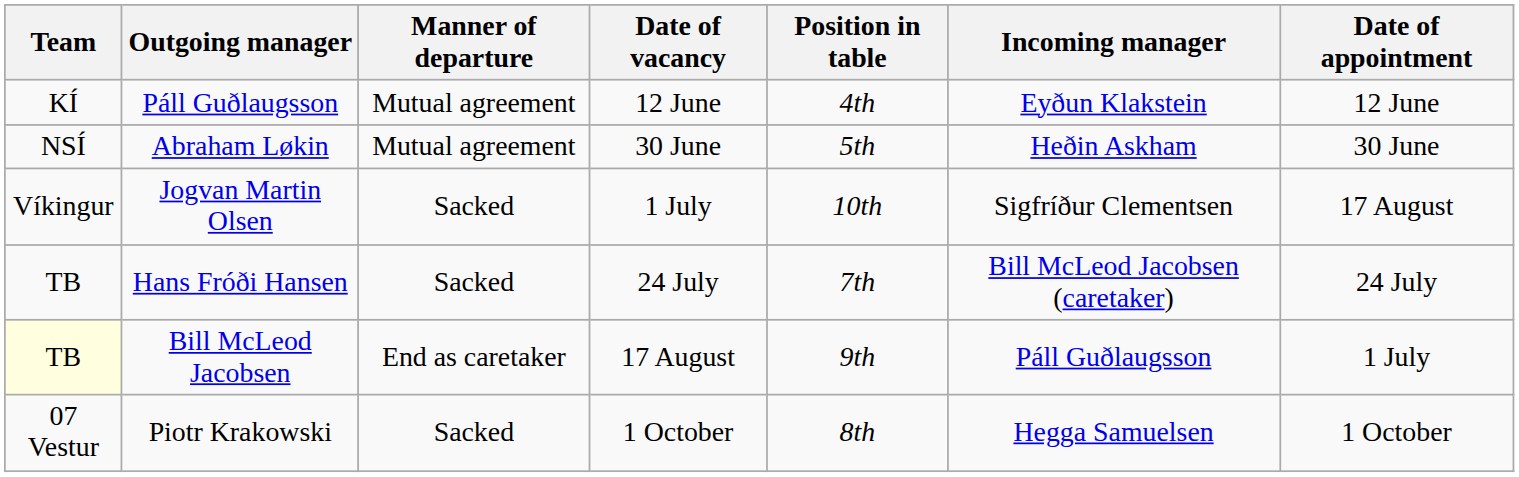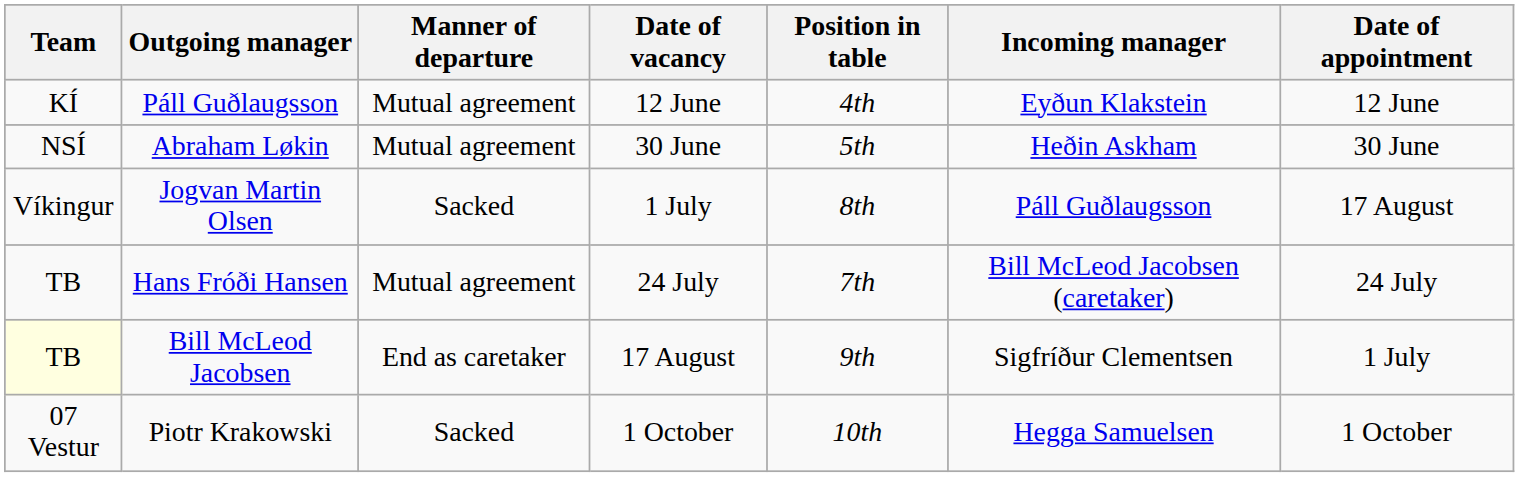(857, 206) 10th -> (857, 206) 8th
(1114, 206) Sigfríður Clementsen -> (1114, 206) Páll Guðlaugsson
(474, 281) Sacked -> (474, 281) Mutual agreement
(1114, 356) Páll Guðlaugsson -> (1114, 356) Sigfríður Clementsen
(857, 432) 8th -> (857, 432) 10th
